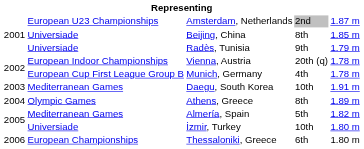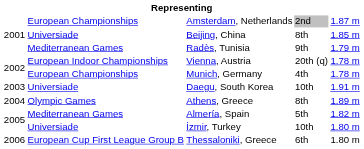(93, 21) European U23 Championships -> (83, 21) European Championships
(53, 48) Universiade -> (75, 48) Mediterranean Games
(106, 74) European Cup First League Group B -> (83, 74) European Championships
(75, 87) Mediterranean Games -> (53, 87) Universiade
(83, 140) European Championships -> (106, 140) European Cup First League Group B
